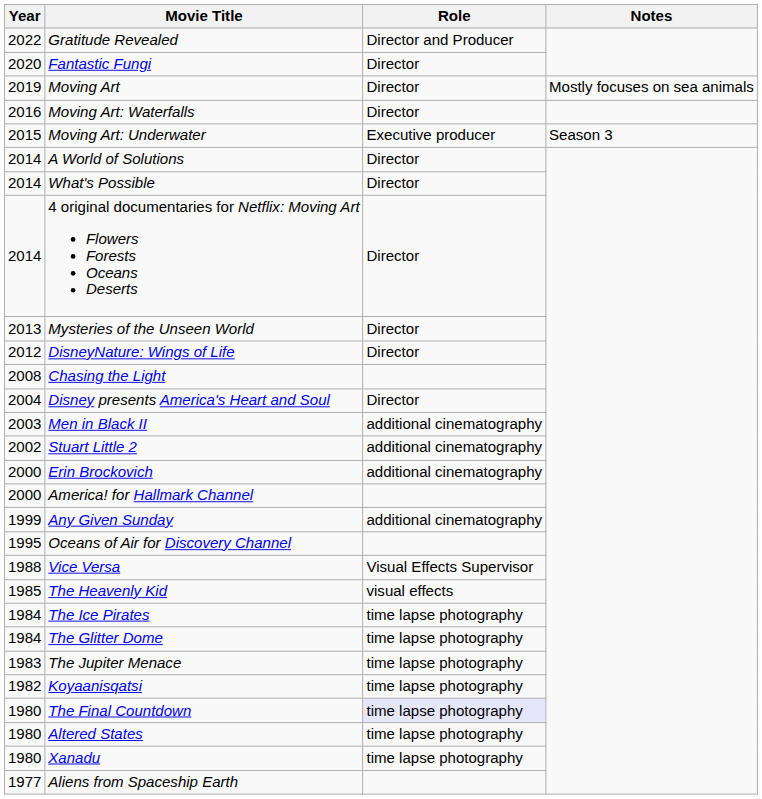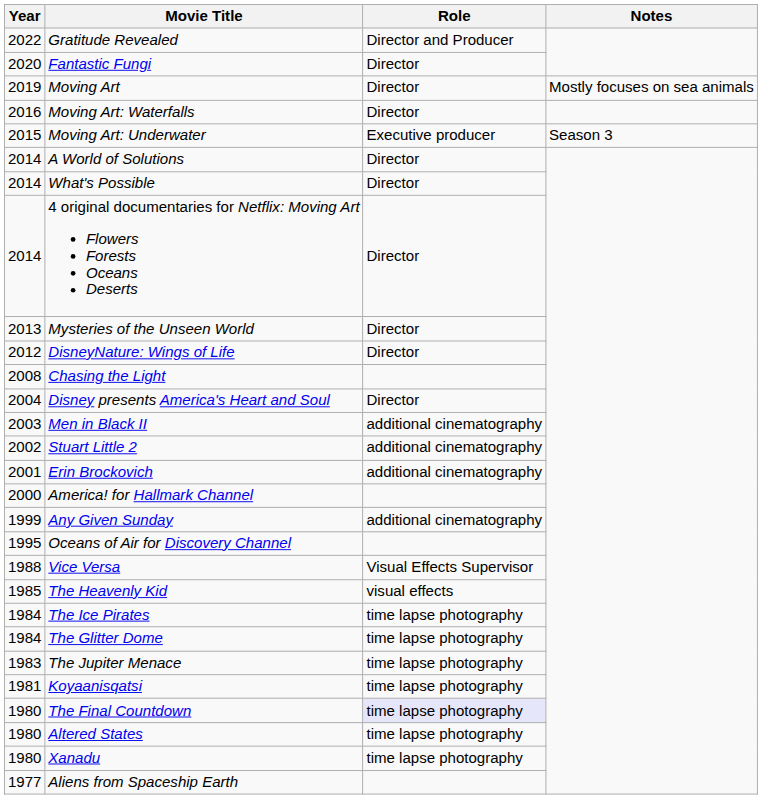(25, 471) 2000 -> (25, 471) 2001
(25, 686) 1982 -> (25, 686) 1981
